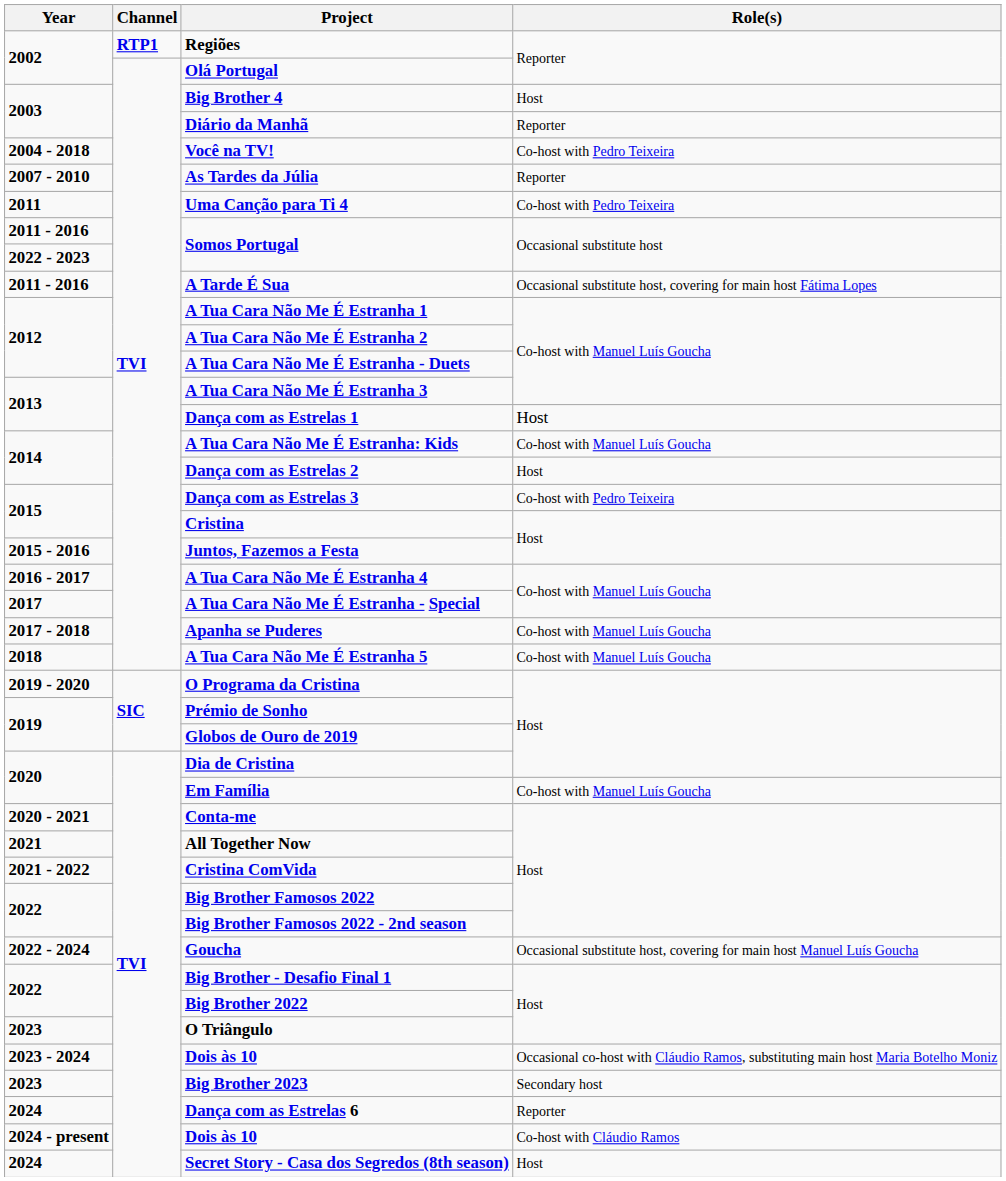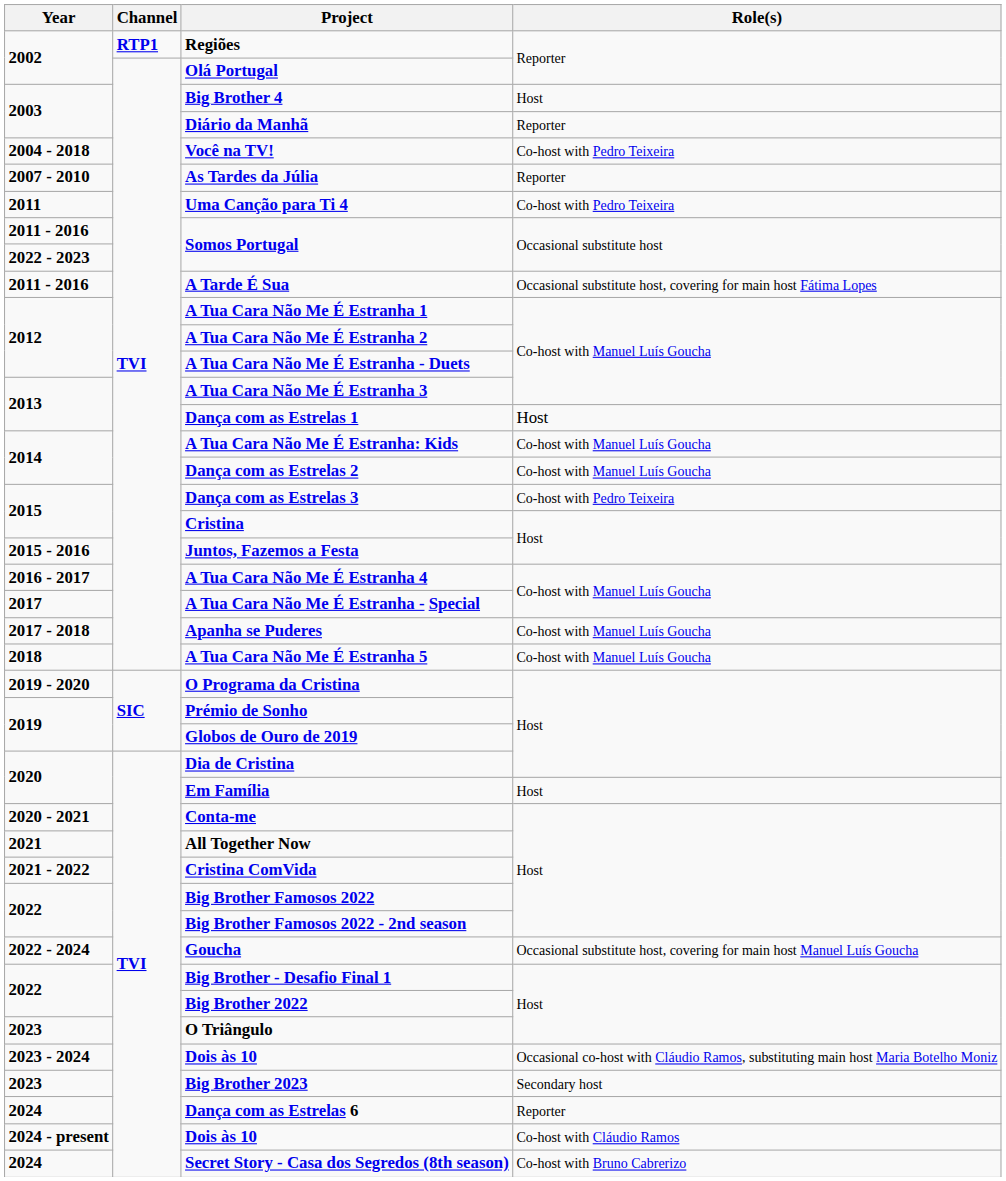(530, 471) Host -> (614, 471) Co-host with Manuel Luís Goucha
(614, 791) Co-host with Manuel Luís Goucha -> (530, 791) Host
(530, 1164) Host -> (601, 1164) Co-host with Bruno Cabrerizo
